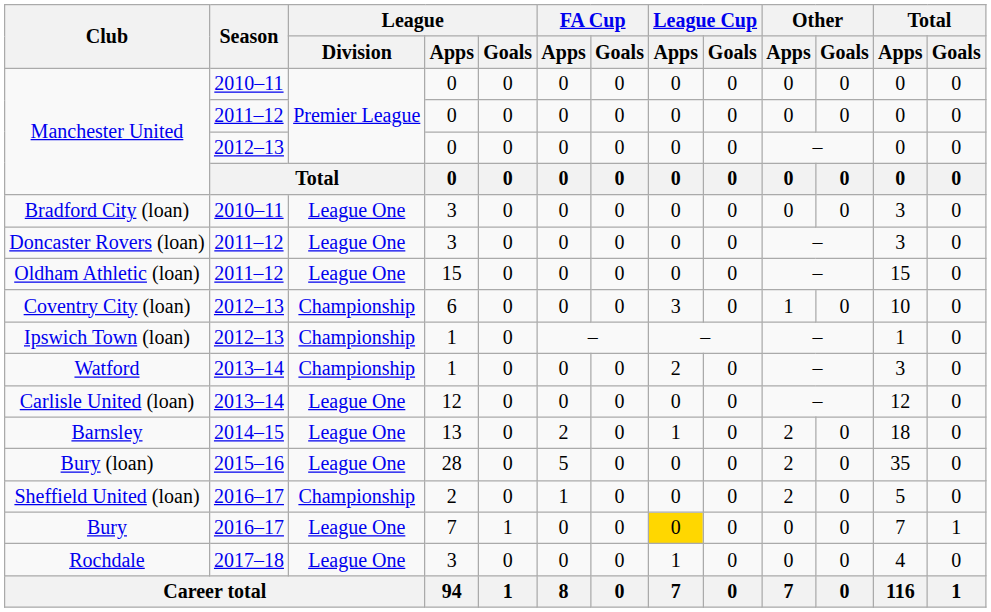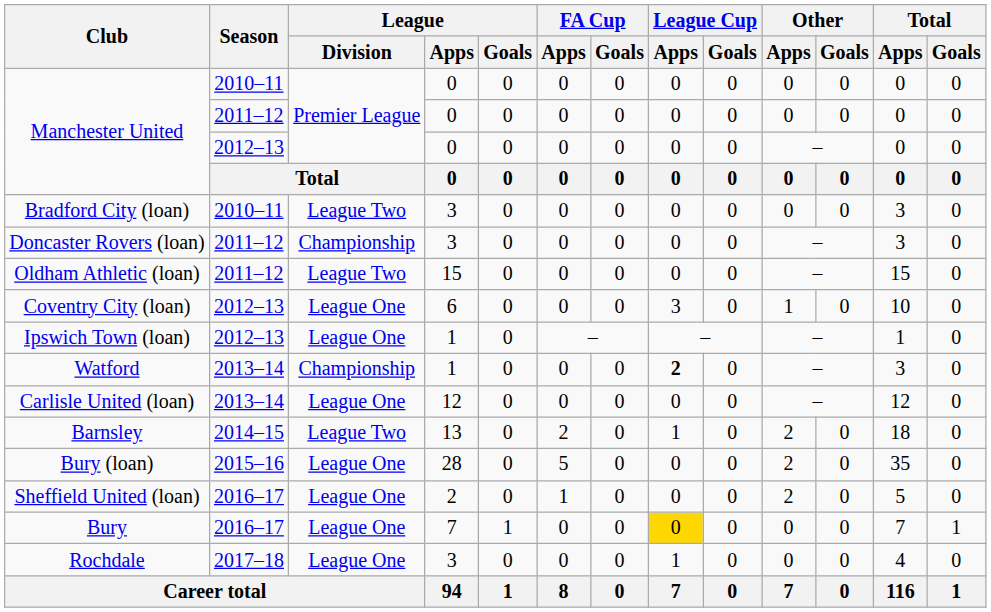(357, 210) League One -> (357, 210) League Two
(357, 242) League One -> (357, 242) Championship
(357, 274) League One -> (357, 274) League Two
(357, 305) Championship -> (357, 305) League One
(357, 337) Championship -> (357, 337) League One
(676, 369) normal -> (676, 369) bold
(357, 432) League One -> (357, 432) League Two
(357, 496) Championship -> (357, 496) League One
